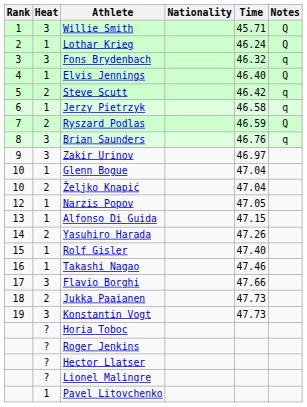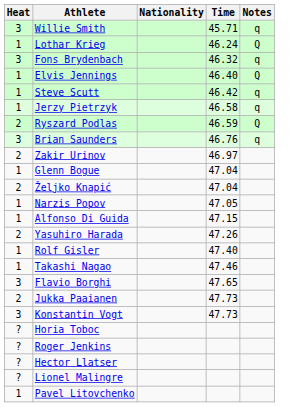- column: (18, 12)
(285, 28) Q -> (257, 28) q
(47, 92) 2 -> (18, 92) 1
(47, 155) 3 -> (18, 155) 2
(251, 282) 47.66 -> (223, 282) 47.65
